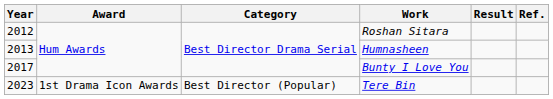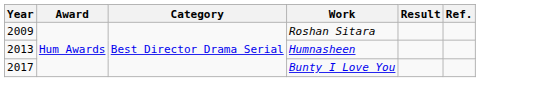(20, 31) 2012 -> (20, 31) 2009
- row: (389, 85)
